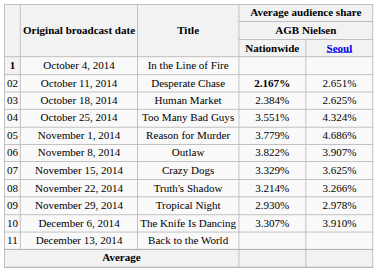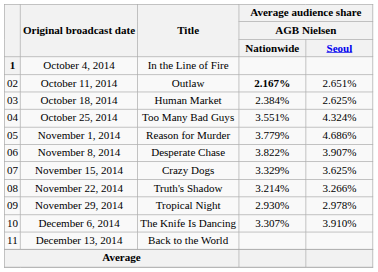(188, 83) Desperate Chase -> (188, 83) Outlaw
(188, 153) Outlaw -> (188, 153) Desperate Chase
